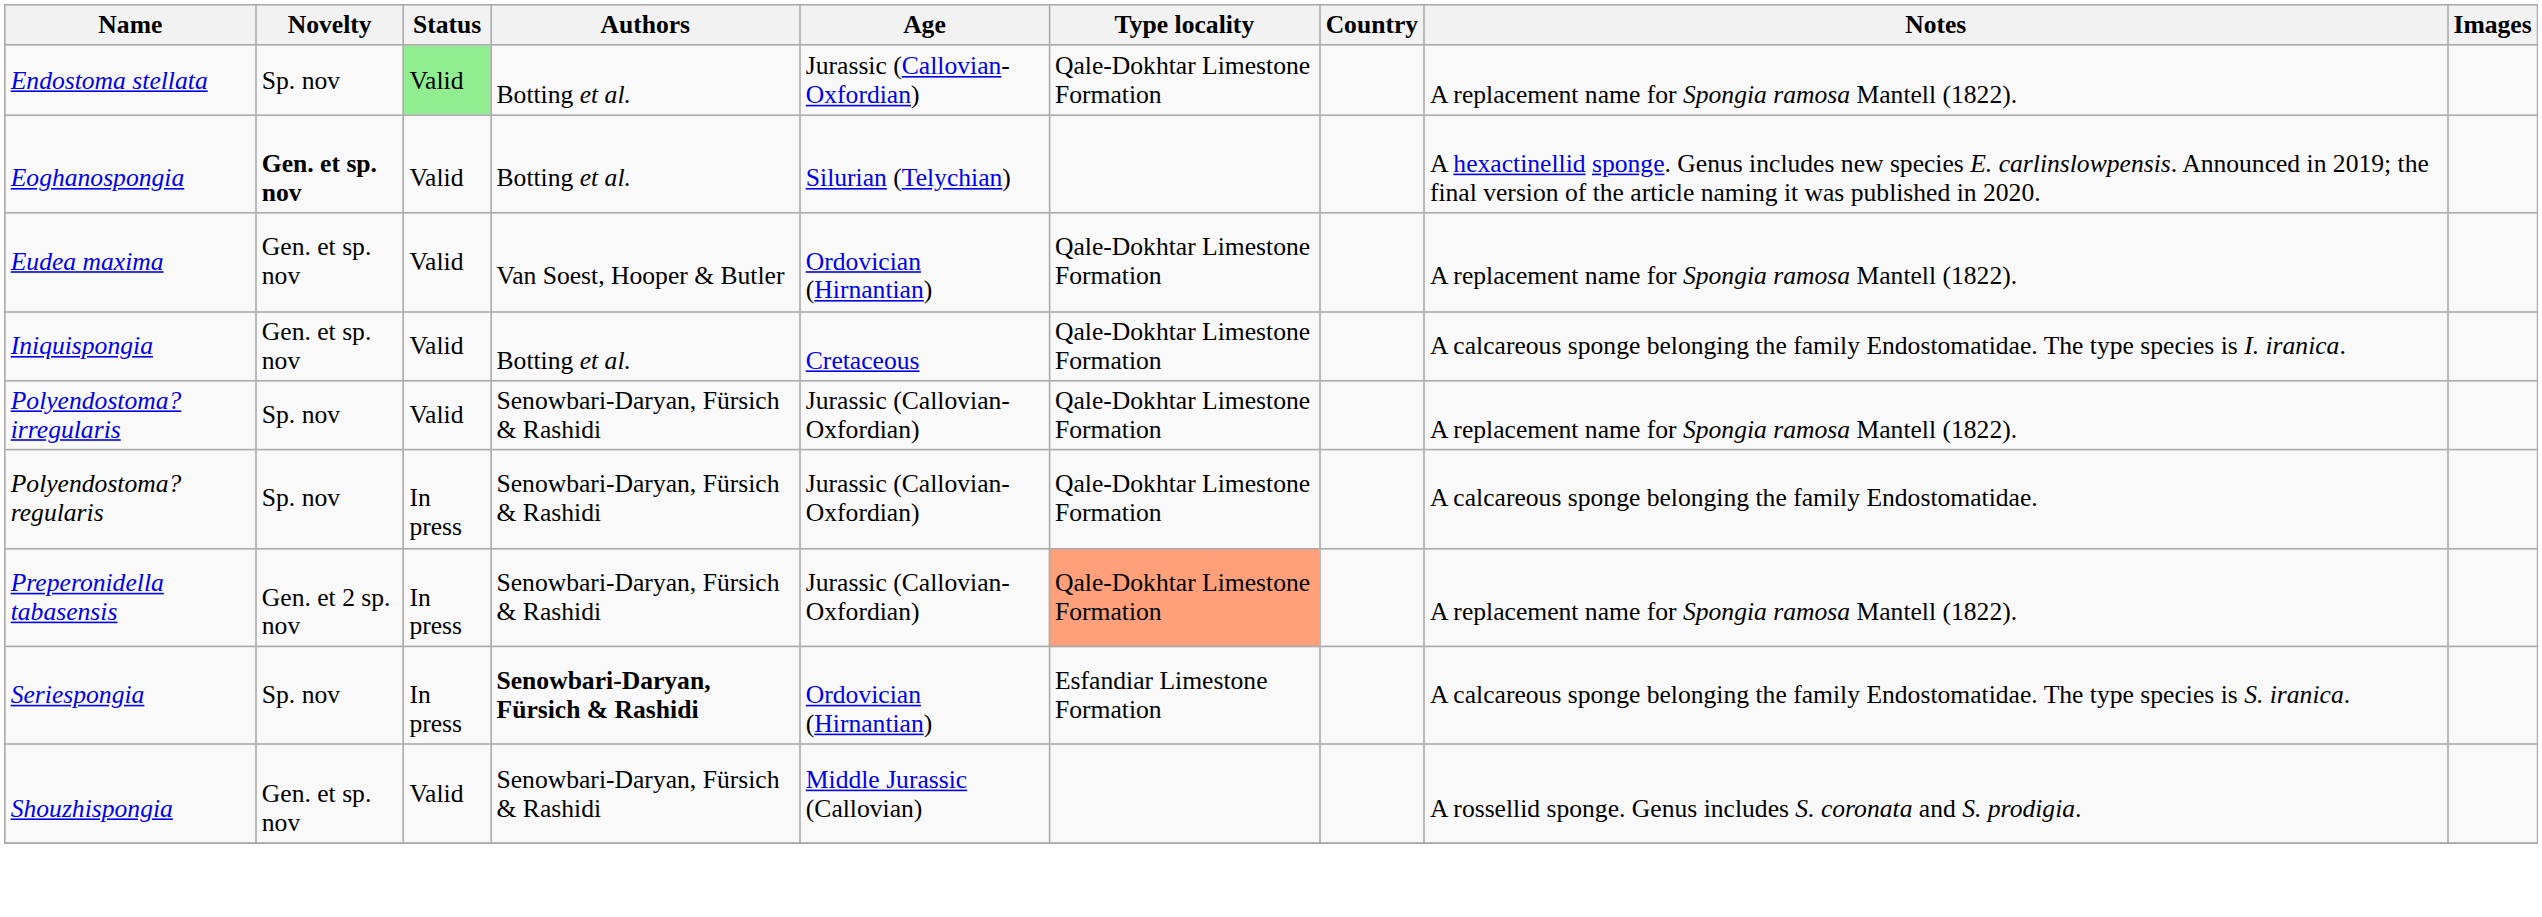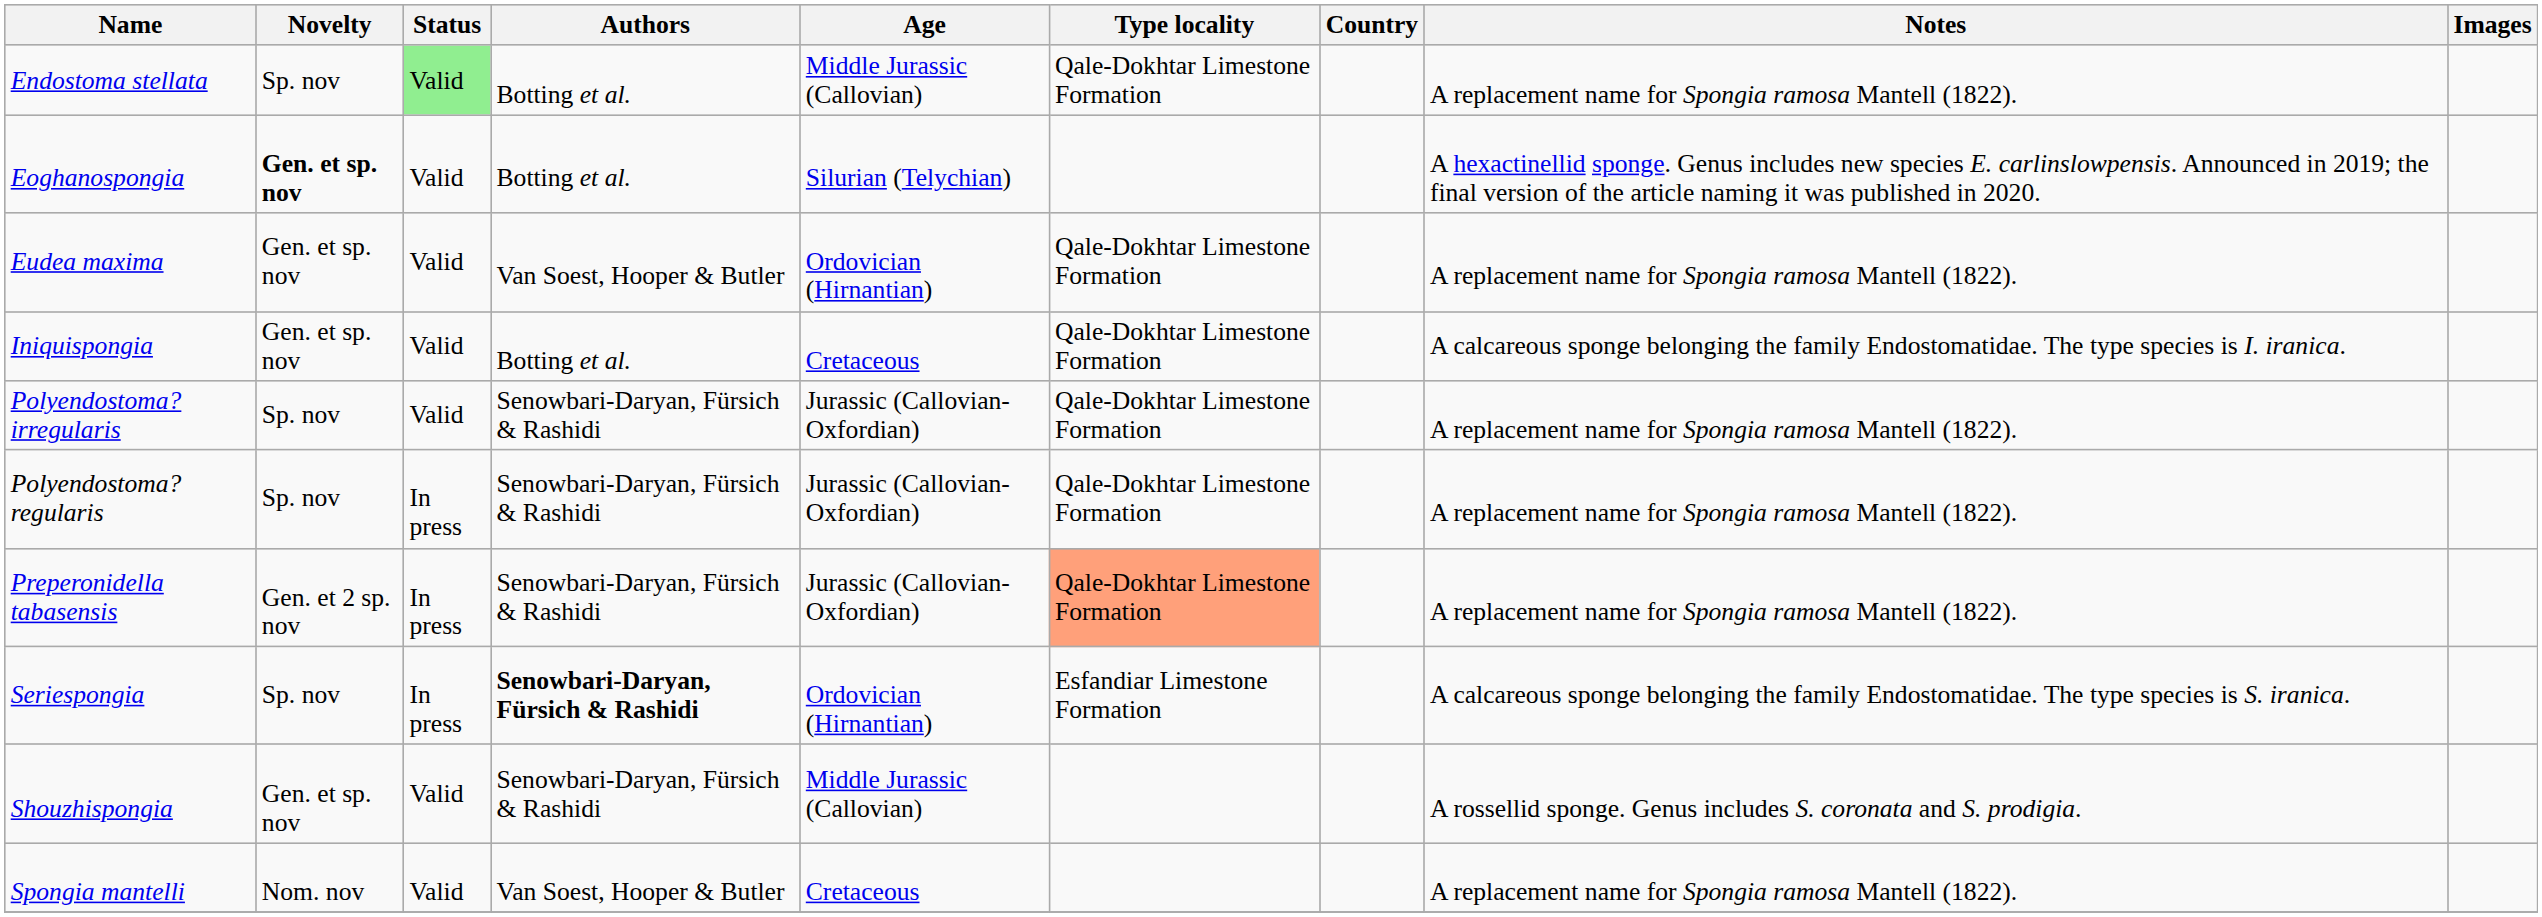(908, 79) Jurassic (Callovian-Oxfordian) -> (886, 79) Middle Jurassic (Callovian)
(1734, 498) A calcareous sponge belonging the family Endostomatidae. -> (1724, 513) A replacement name for Spongia ramosa Mantell (1822).
+ row: (98, 891)
